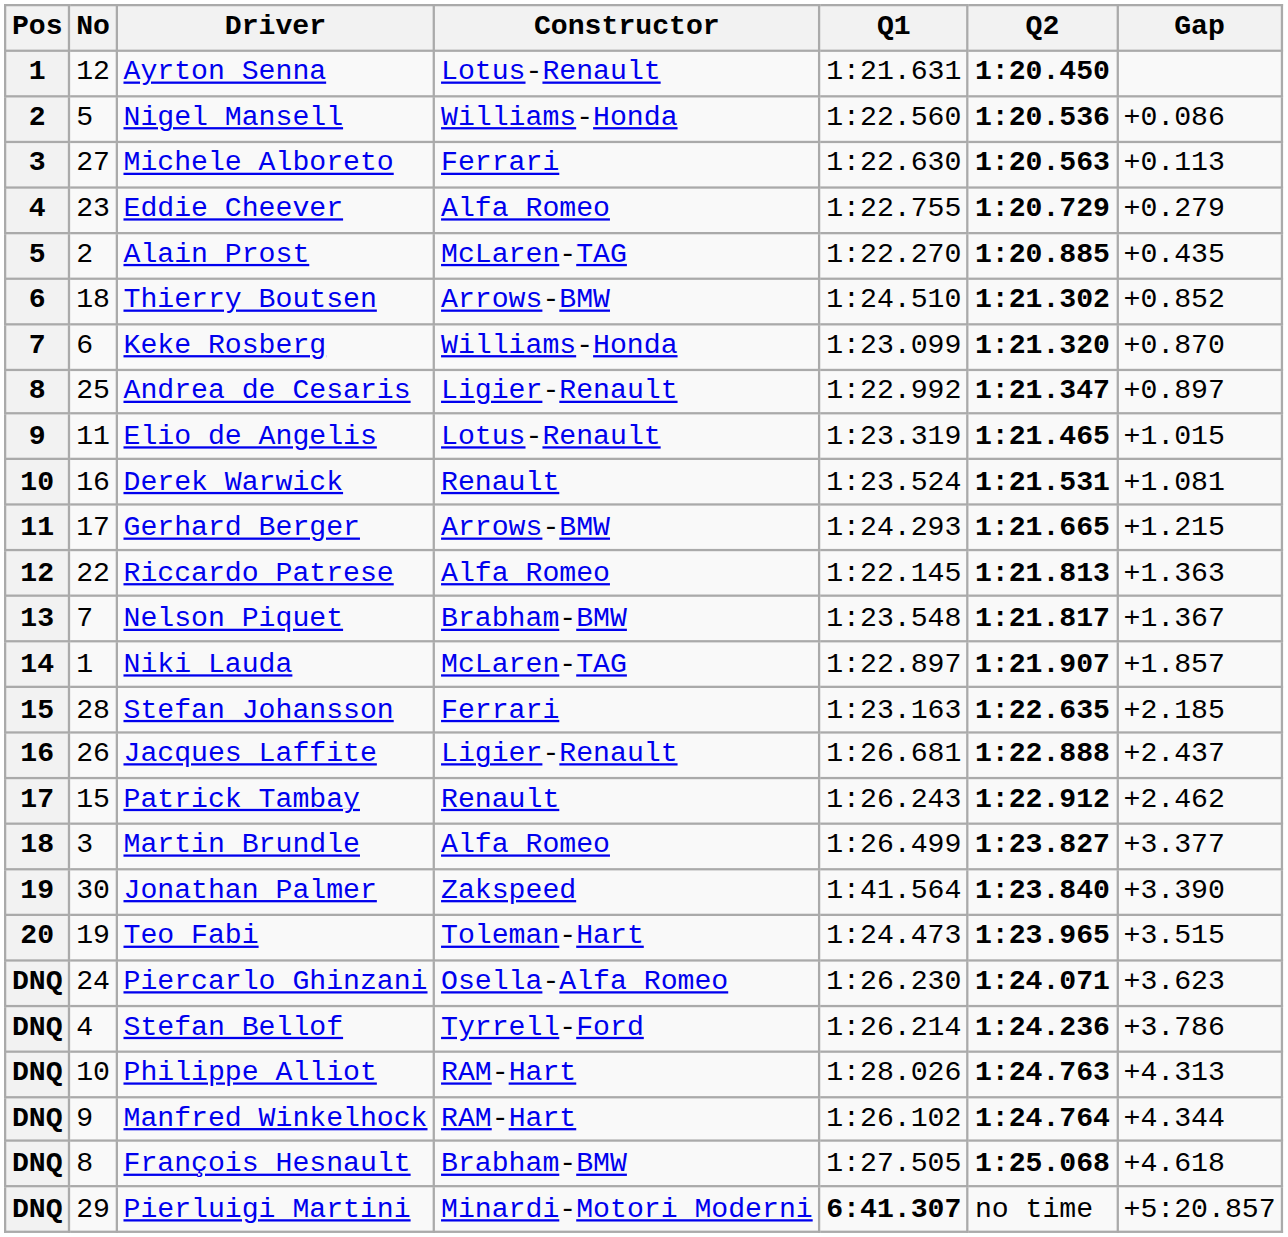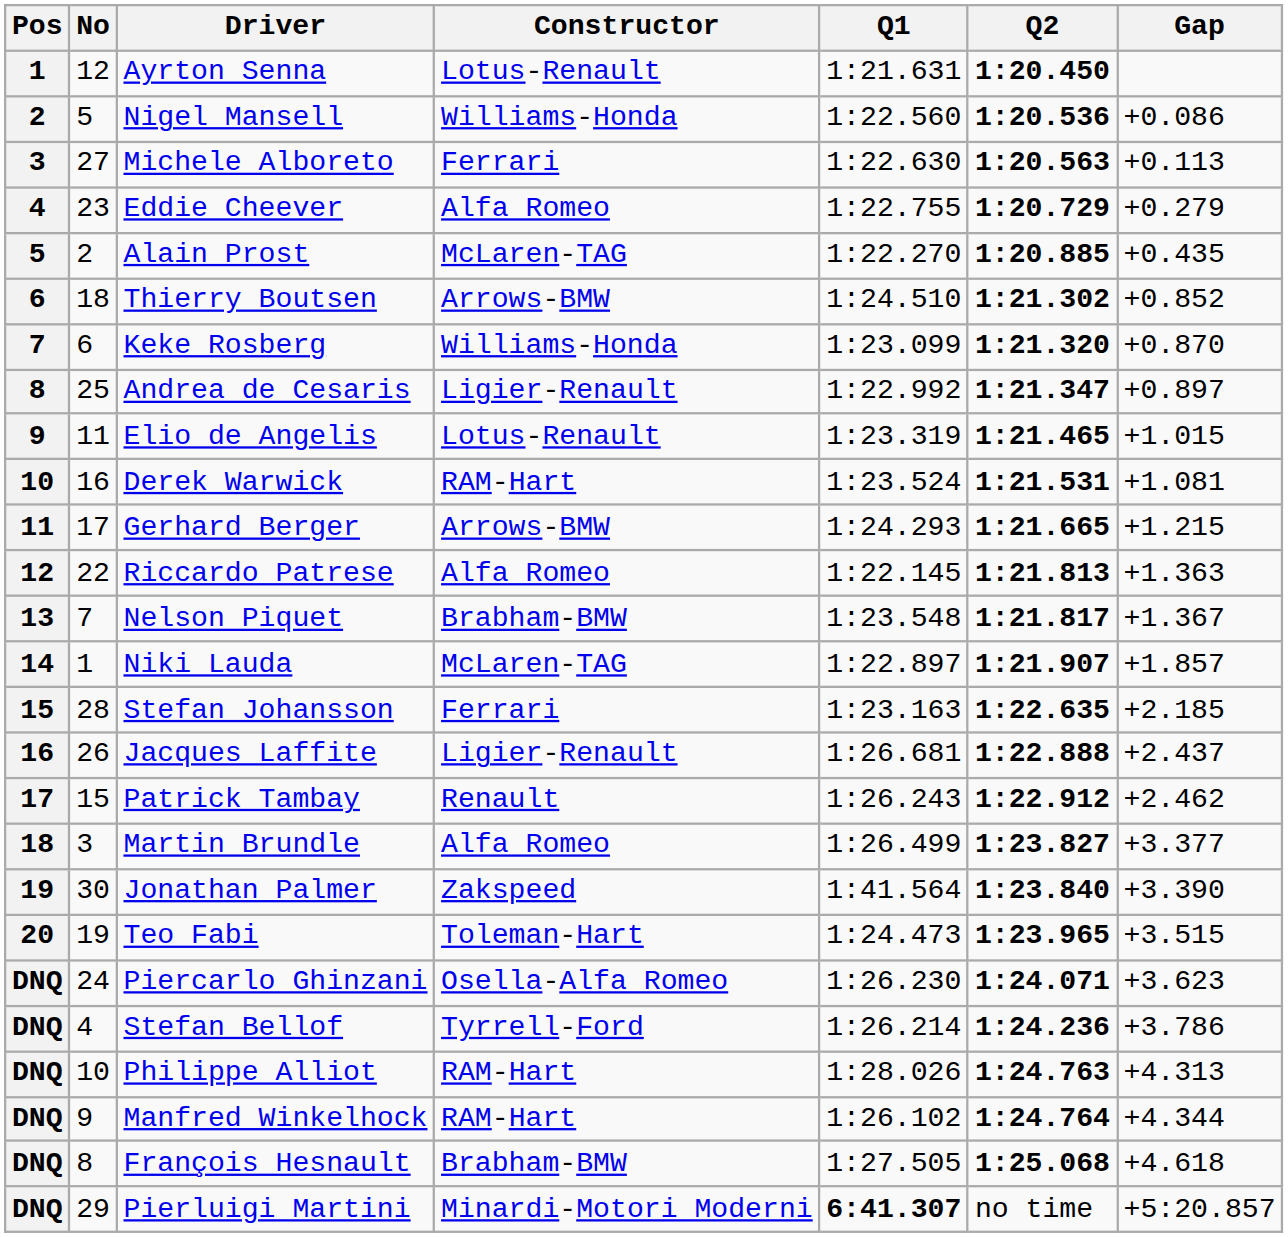(500, 483) Renault -> (509, 483) RAM-Hart
